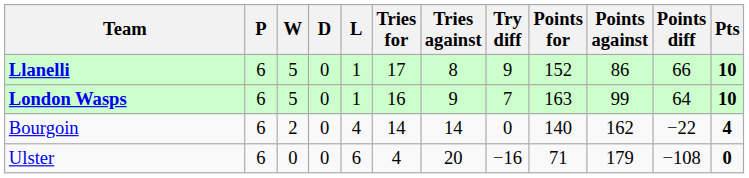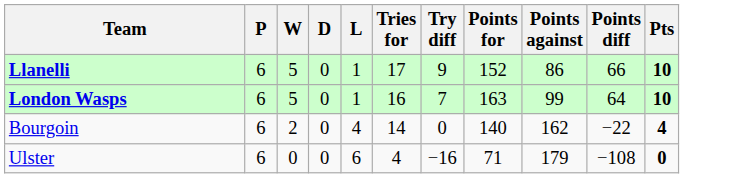- column: (453, 29)
